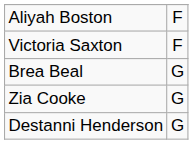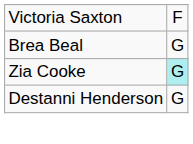- row: (60, 17)
(177, 98) no background -> (177, 71) paleturquoise background
